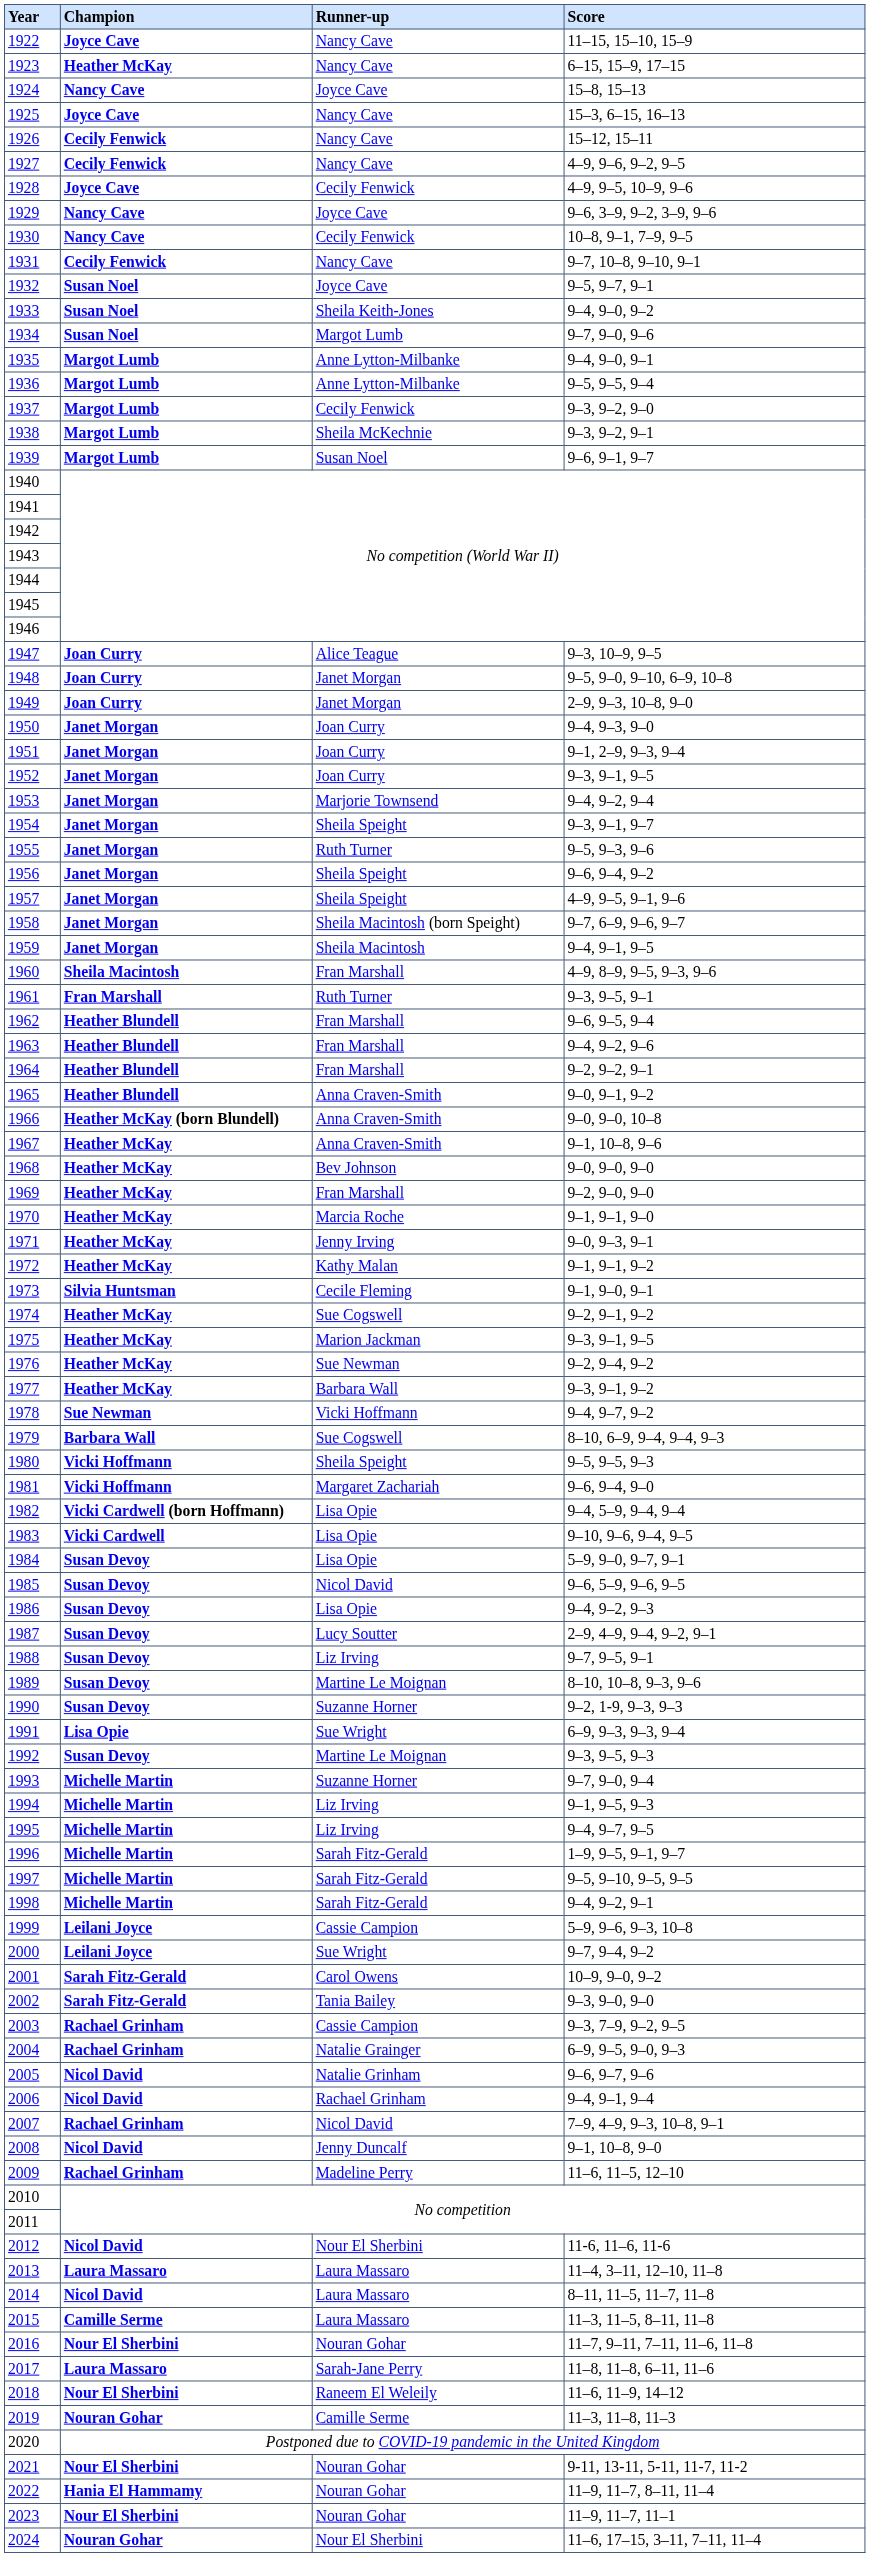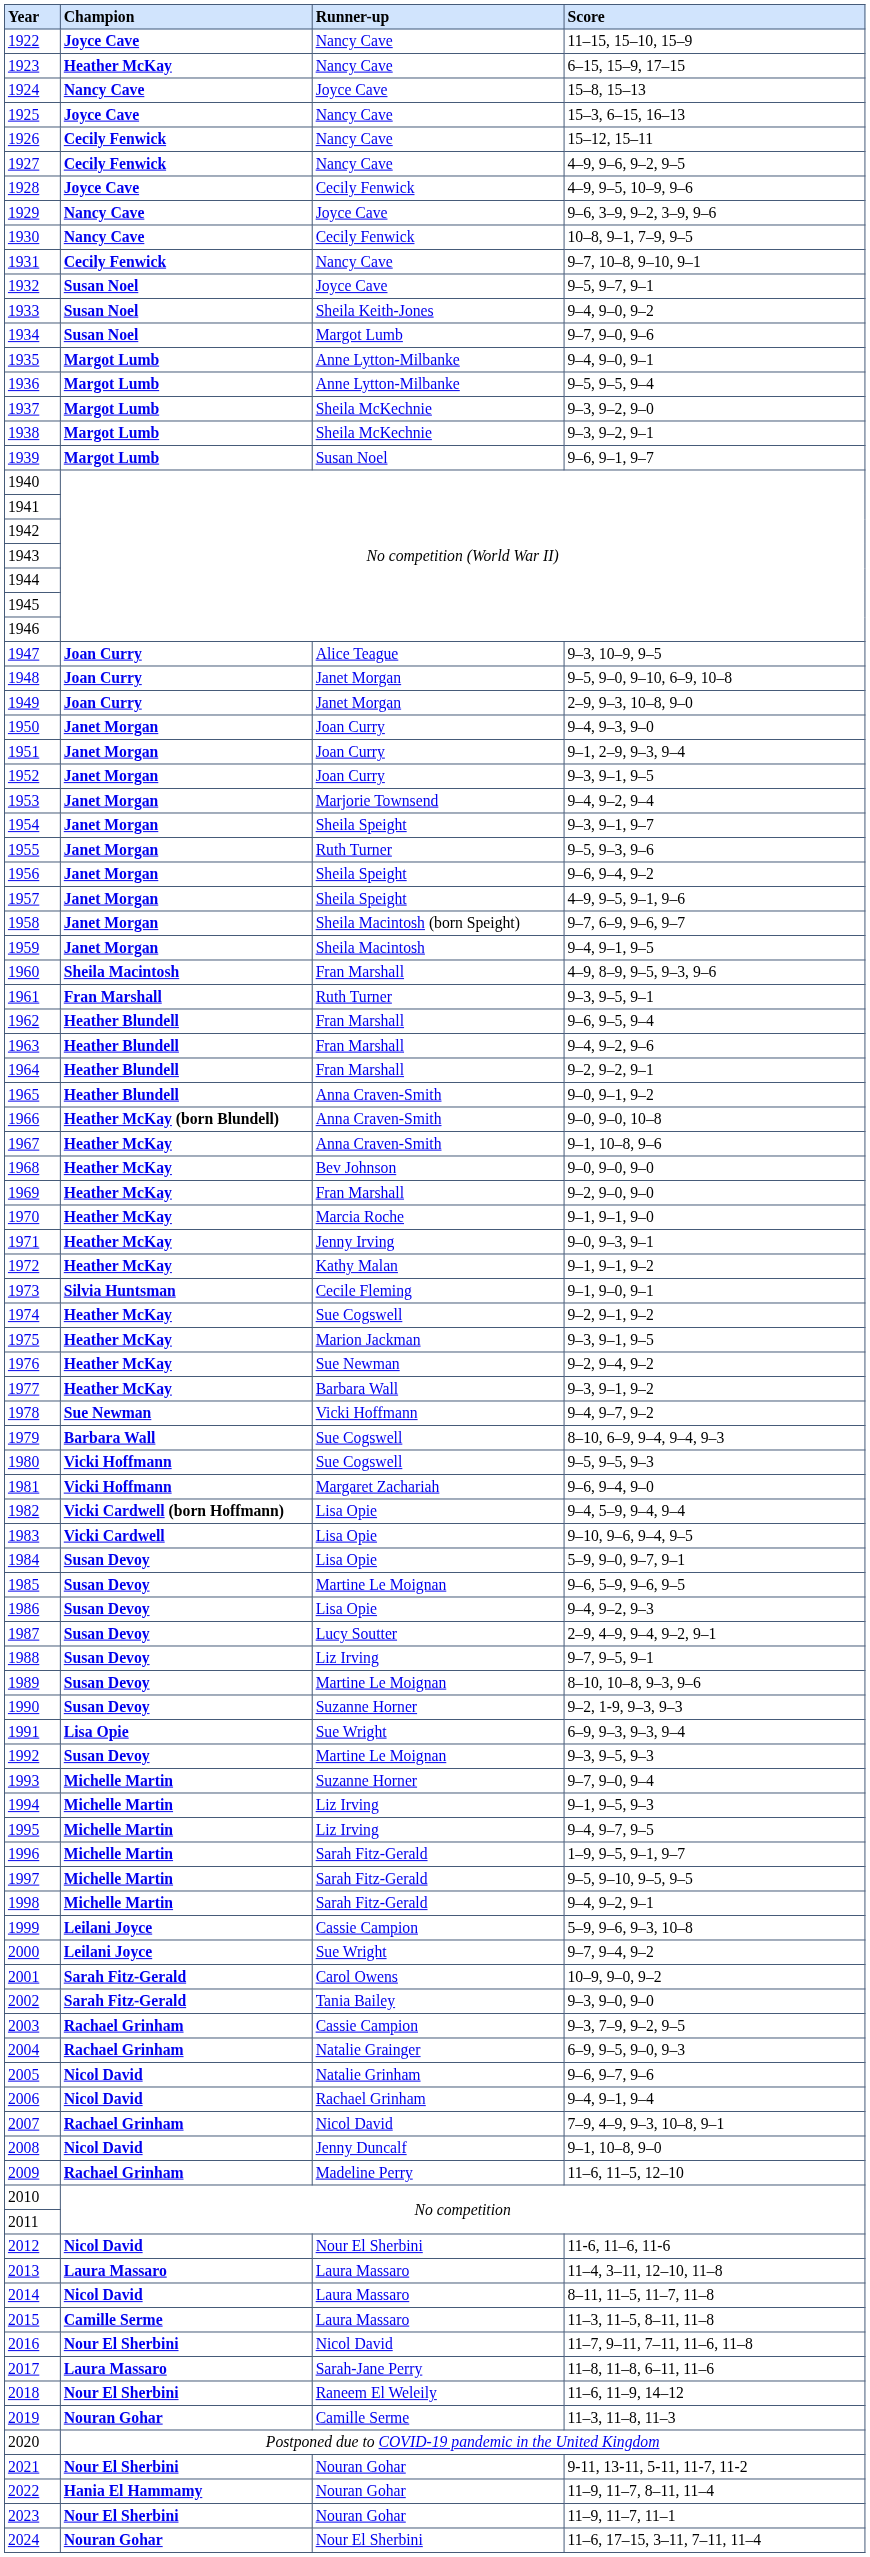(365, 408) Cecily Fenwick -> (374, 408) Sheila McKechnie
(361, 1462) Sheila Speight -> (359, 1462) Sue Cogswell
(354, 1584) Nicol David -> (381, 1584) Martine Le Moignan
(361, 2344) Nouran Gohar -> (354, 2344) Nicol David
